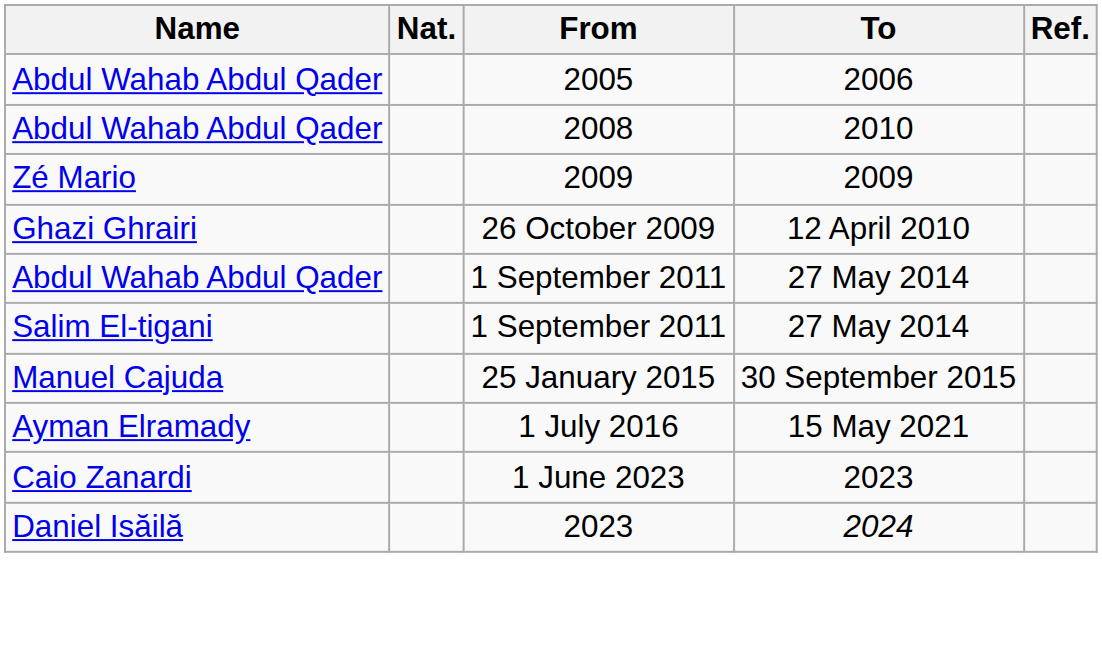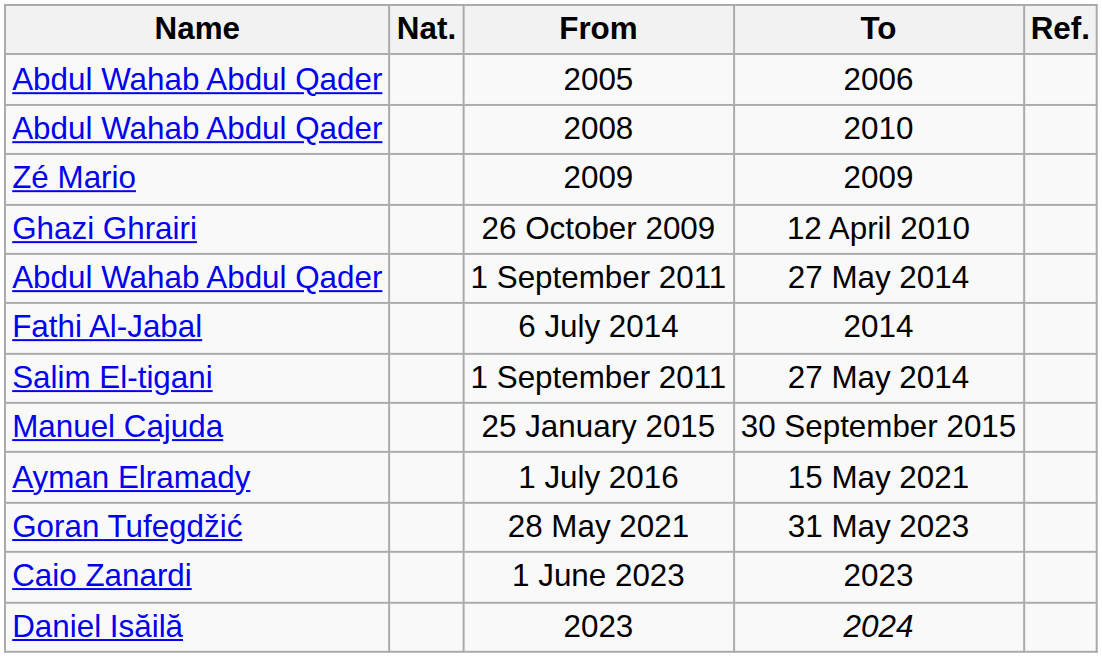+ row: (107, 327)
+ row: (127, 526)
